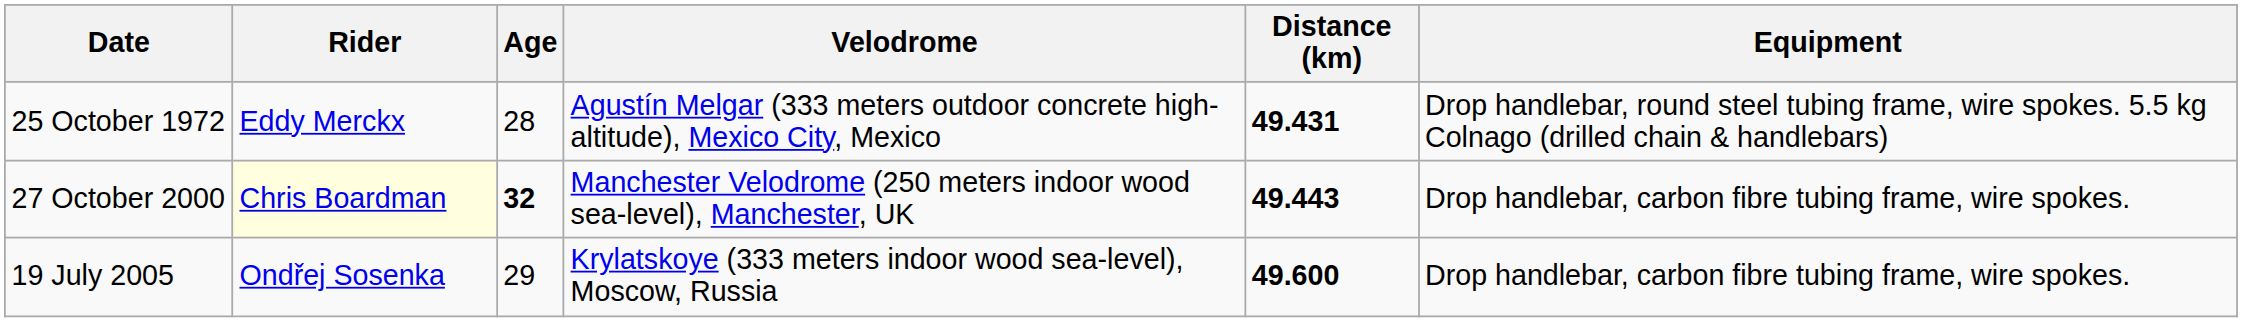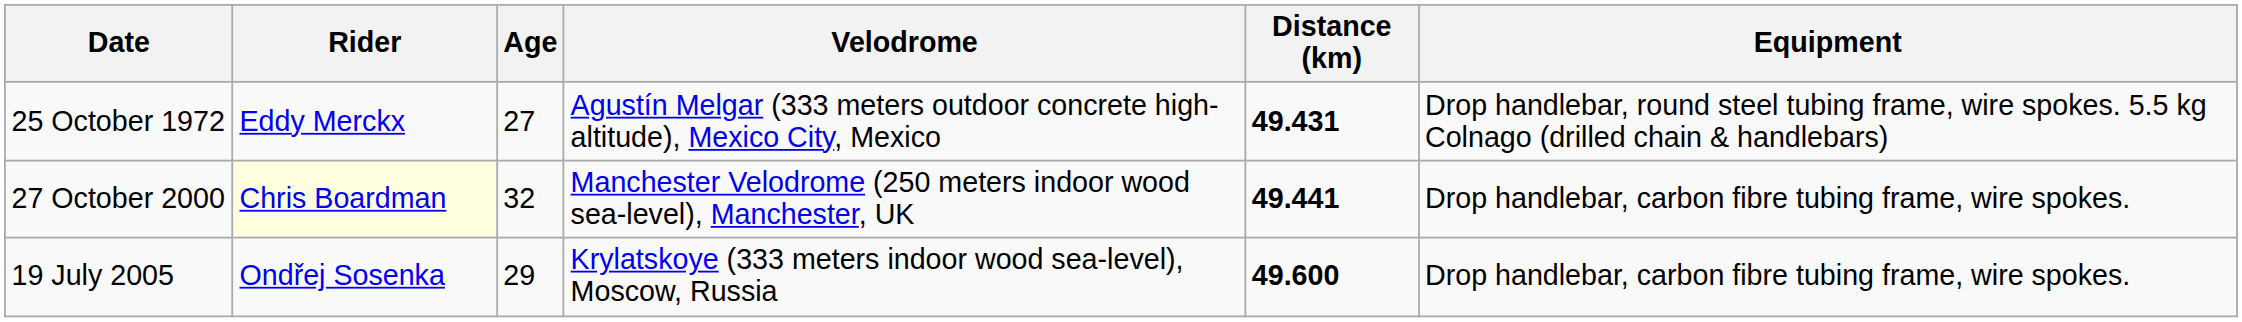(519, 120) 28 -> (519, 120) 27
(519, 198) bold -> (519, 198) normal
(1296, 198) 49.443 -> (1296, 198) 49.441
